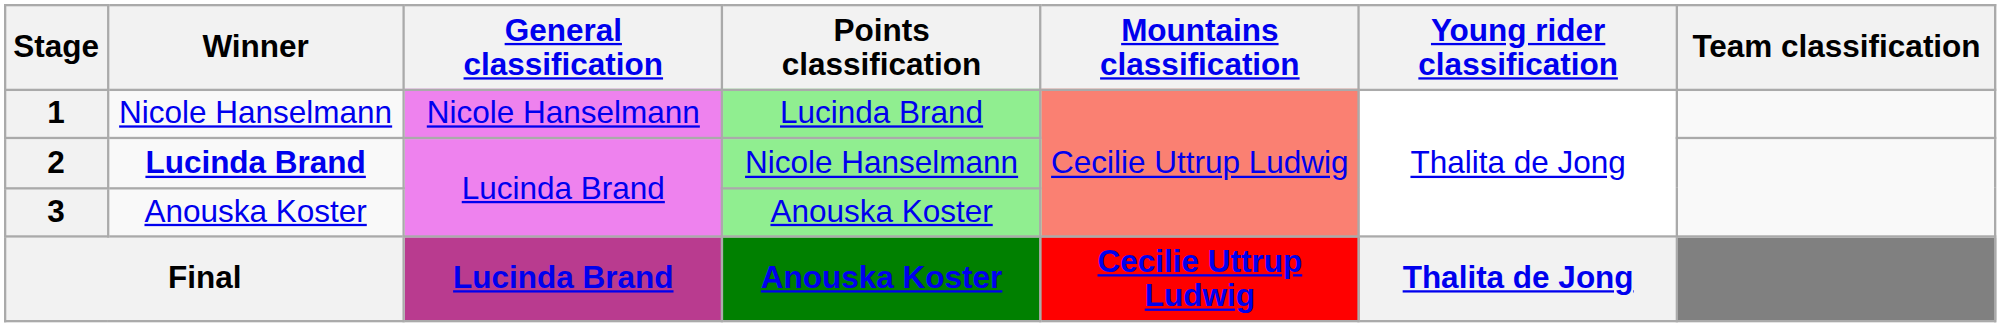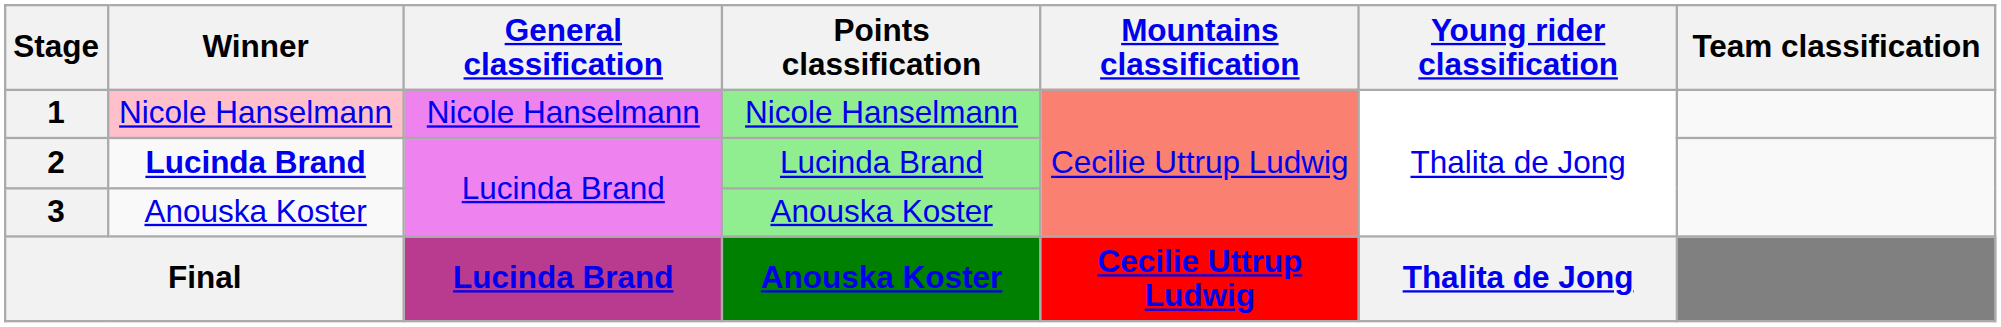(256, 113) no background -> (256, 113) pink background
(882, 113) Lucinda Brand -> (882, 113) Nicole Hanselmann
(882, 162) Nicole Hanselmann -> (882, 162) Lucinda Brand
